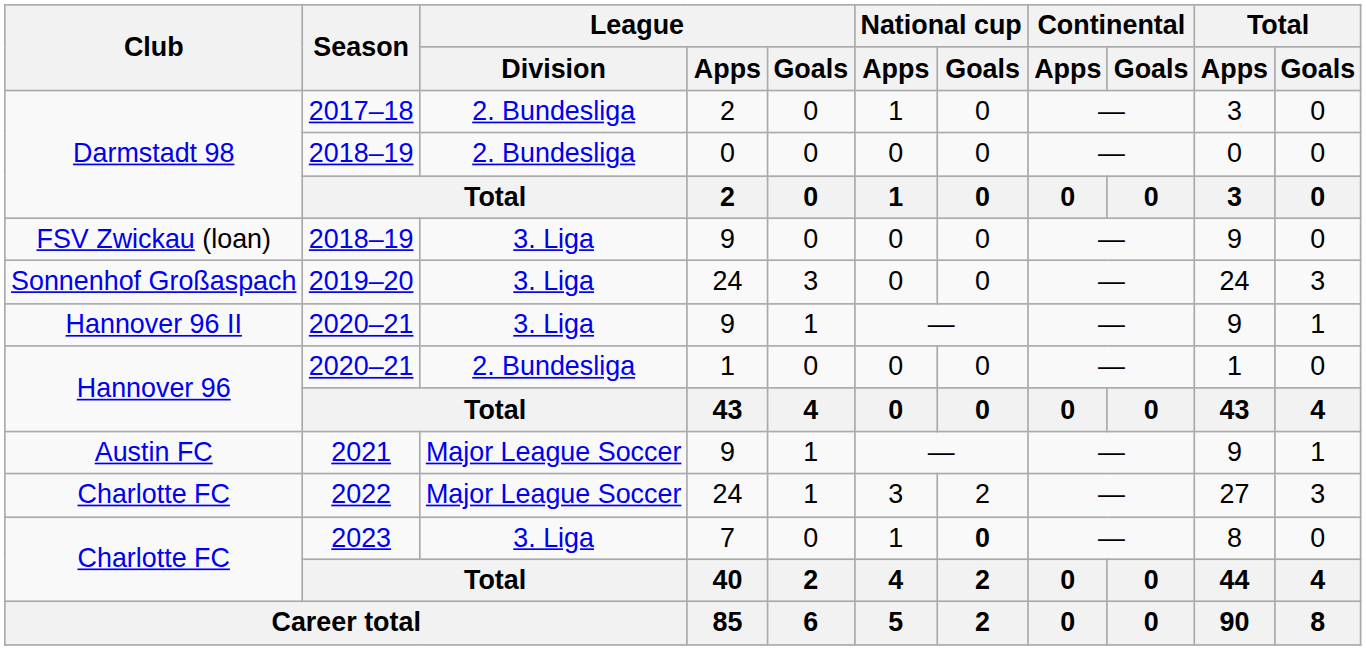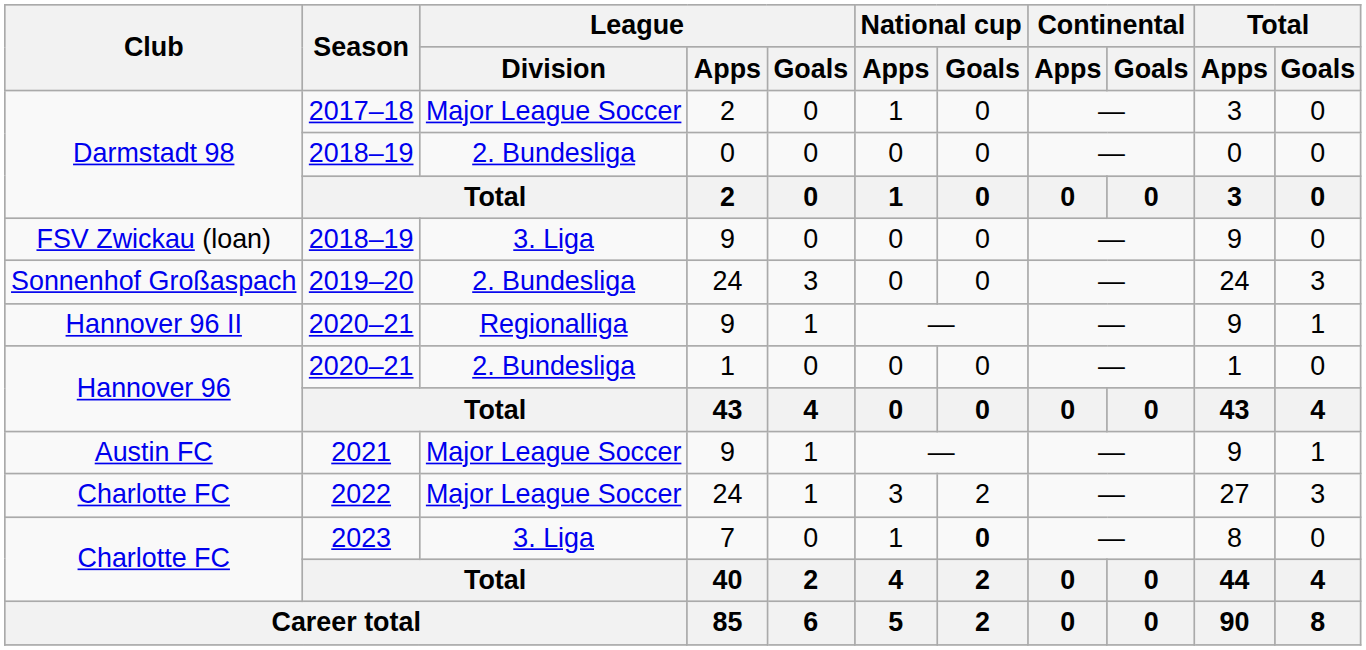(554, 111) 2. Bundesliga -> (554, 111) Major League Soccer
(554, 281) 3. Liga -> (554, 281) 2. Bundesliga
(554, 324) 3. Liga -> (554, 324) Regionalliga
